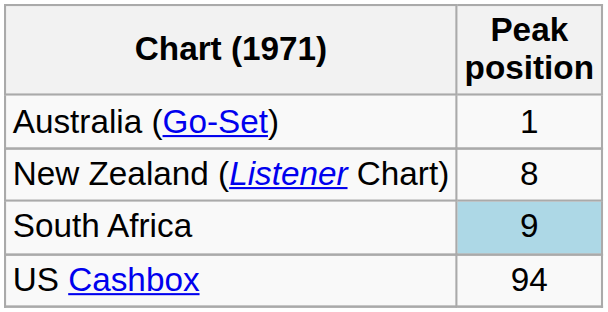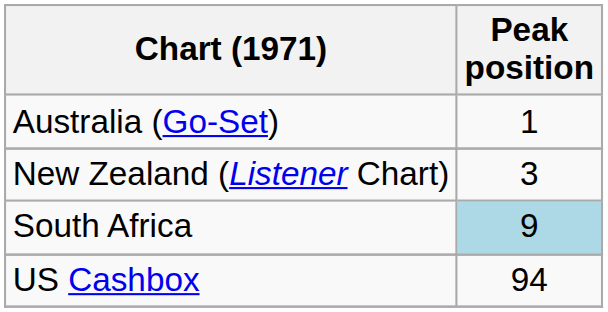(529, 173) 8 -> (529, 173) 3
